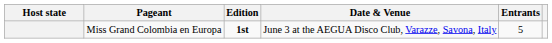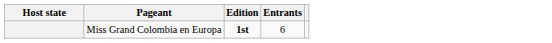- column: (380, 12)
(521, 29) 5 -> (283, 29) 6
